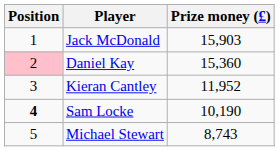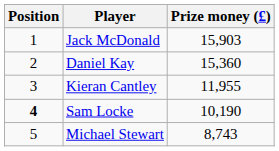(34, 63) pink background -> (34, 63) no background
(221, 87) 11,952 -> (221, 87) 11,955
